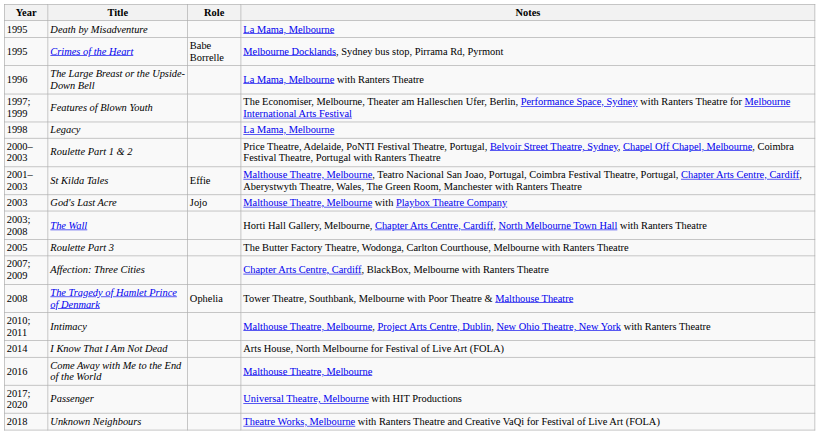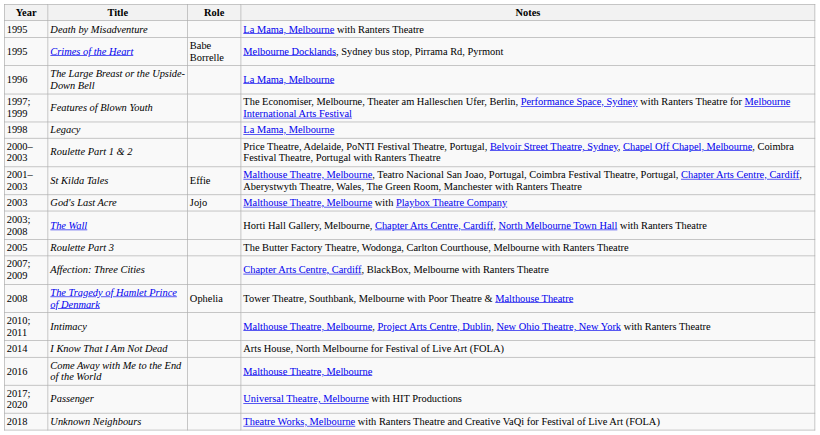(289, 29) La Mama, Melbourne -> (334, 29) La Mama, Melbourne with Ranters Theatre
(334, 79) La Mama, Melbourne with Ranters Theatre -> (289, 79) La Mama, Melbourne
